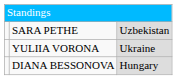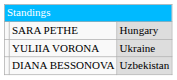(144, 30) Uzbekistan -> (139, 30) Hungary
(139, 65) Hungary -> (144, 65) Uzbekistan
